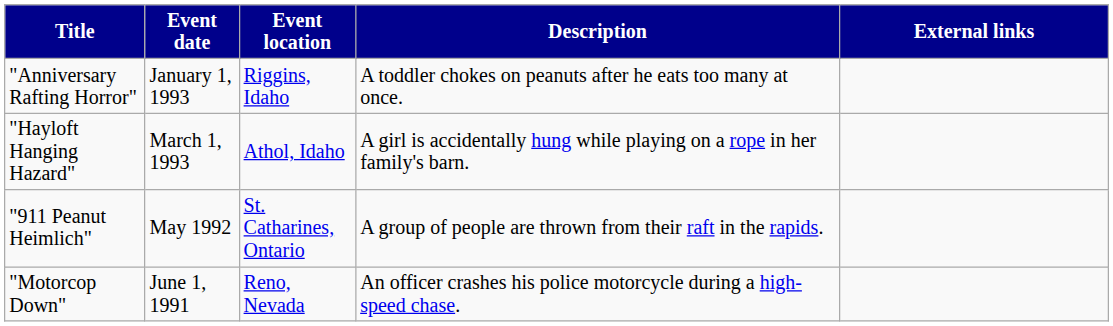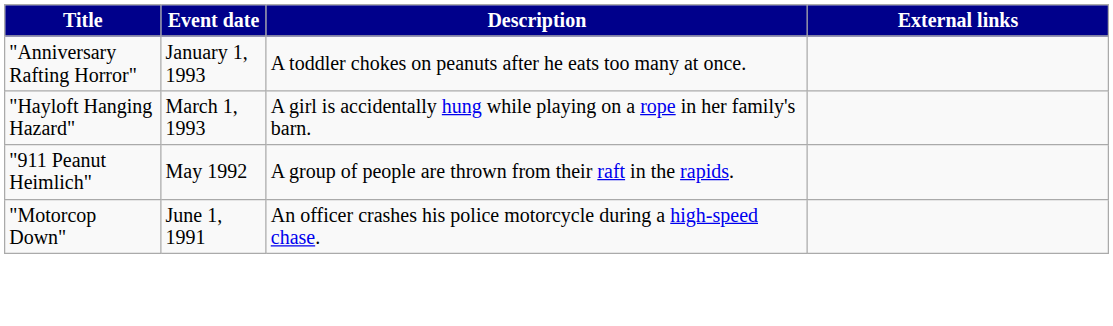- column: (297, 31)
